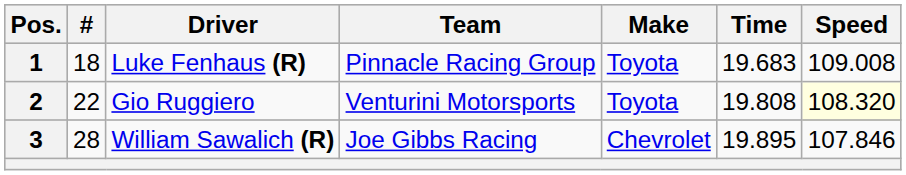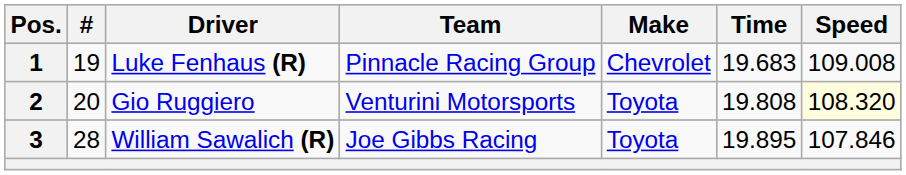(87, 63) 18 -> (87, 63) 19
(643, 63) Toyota -> (659, 63) Chevrolet
(87, 101) 22 -> (87, 101) 20
(659, 140) Chevrolet -> (643, 140) Toyota
